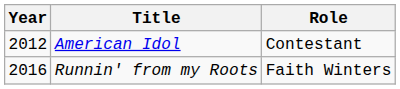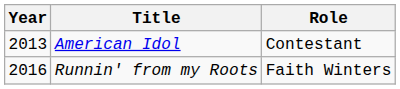(28, 44) 2012 -> (28, 44) 2013
